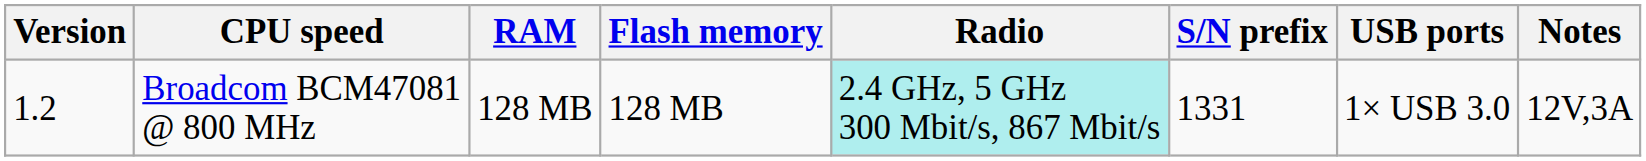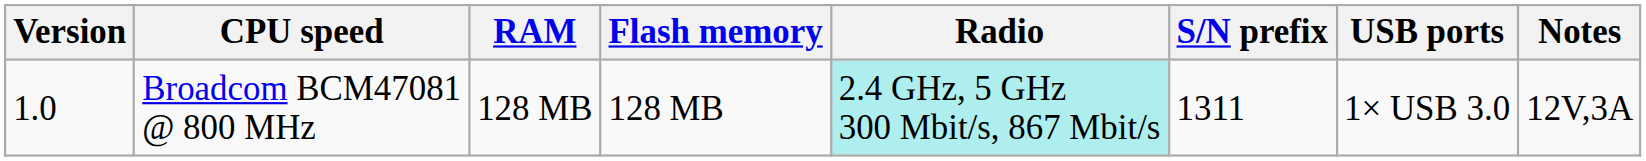(35, 107) 1.2 -> (35, 107) 1.0
(1211, 107) 1331 -> (1211, 107) 1311
